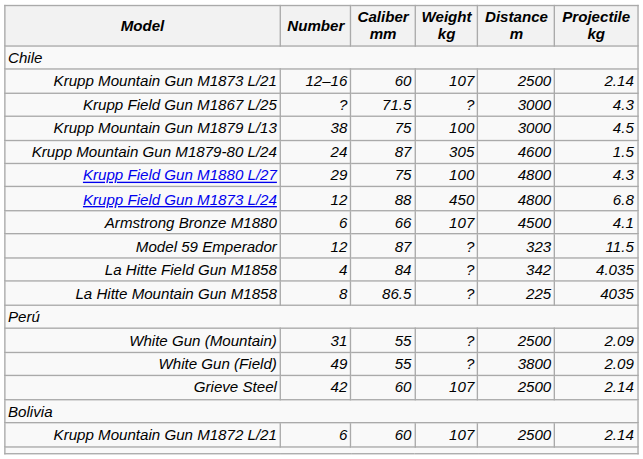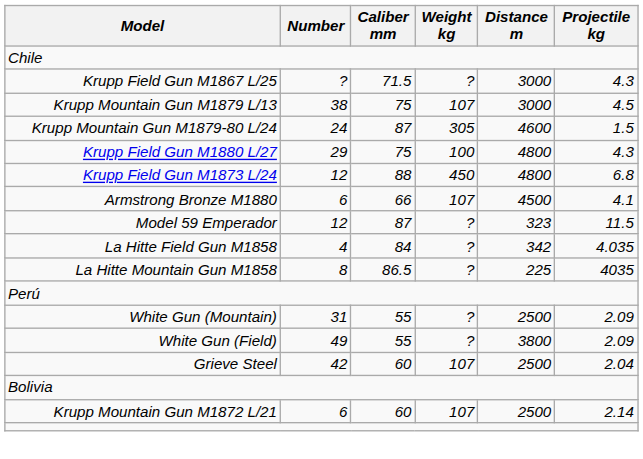- row: (165, 81)
(462, 128) 100 -> (462, 105) 107
(619, 388) 2.14 -> (619, 364) 2.04
